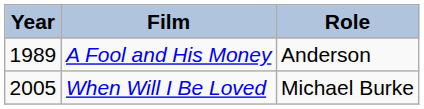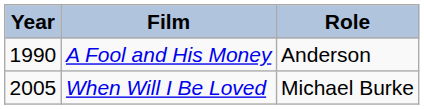(33, 55) 1989 -> (33, 55) 1990
